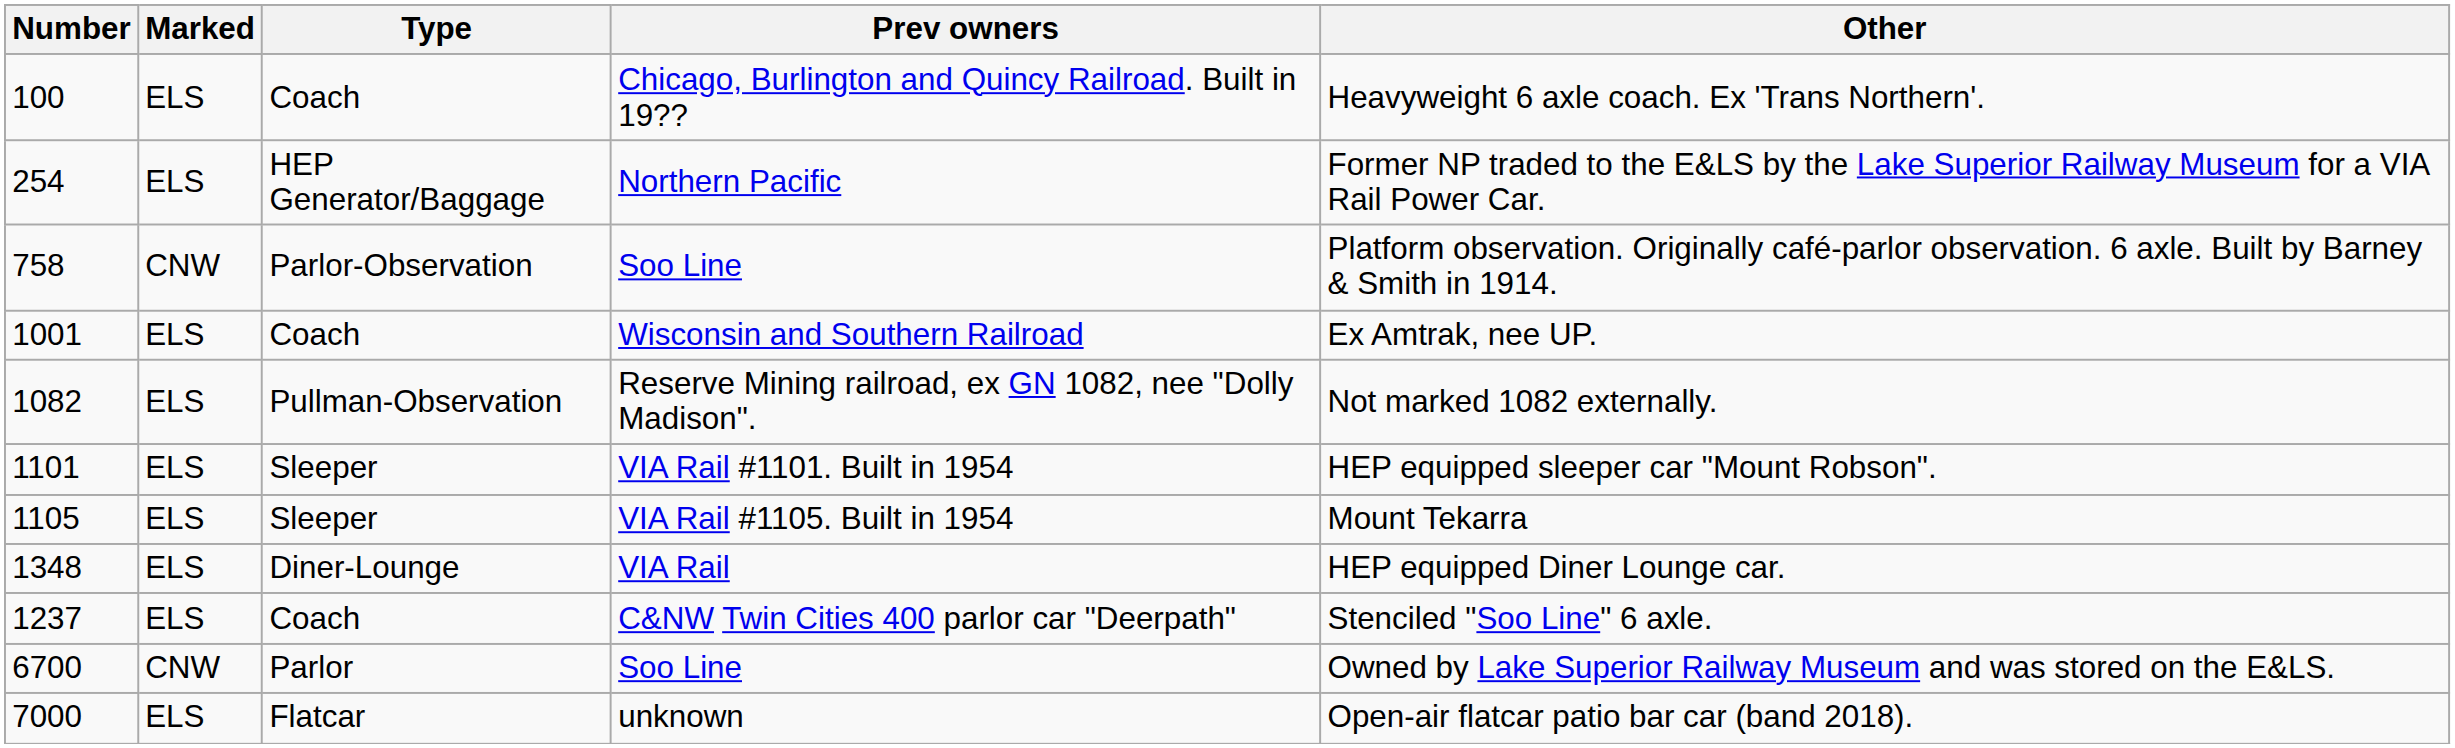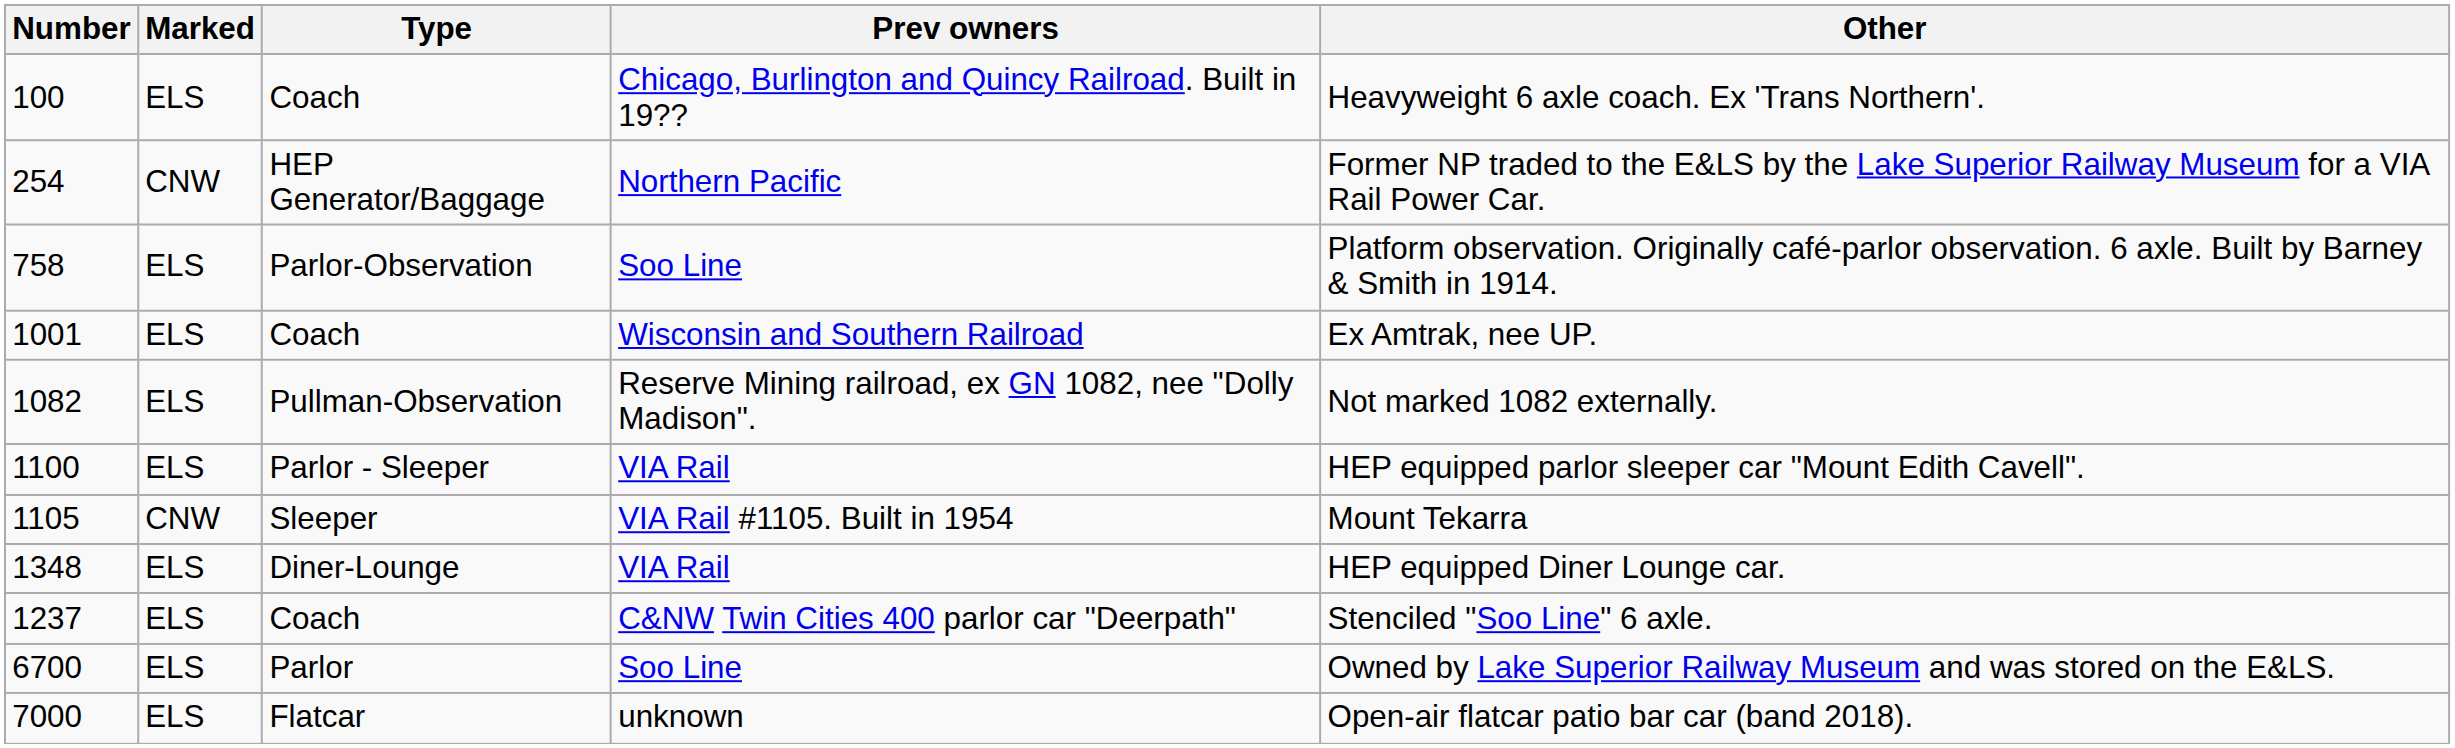(175, 181) ELS -> (183, 181) CNW
(183, 266) CNW -> (175, 266) ELS
+ row: (46, 468)
- row: (46, 468)
(175, 518) ELS -> (183, 518) CNW
(183, 667) CNW -> (175, 667) ELS
